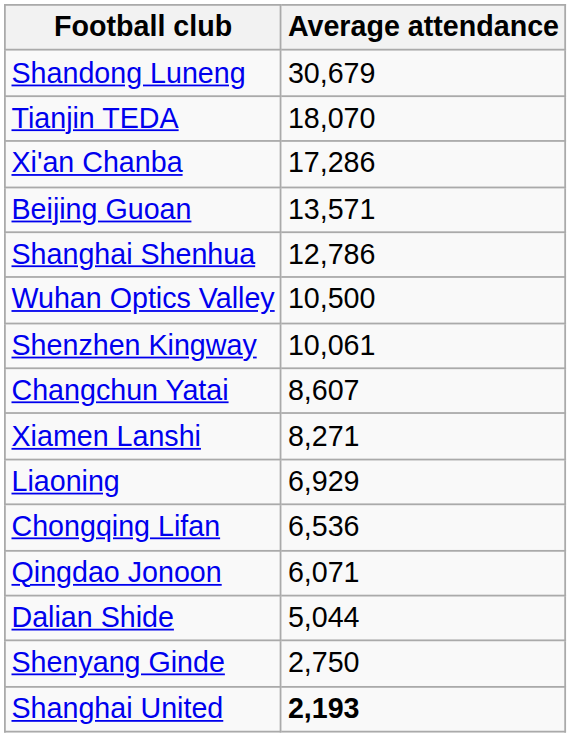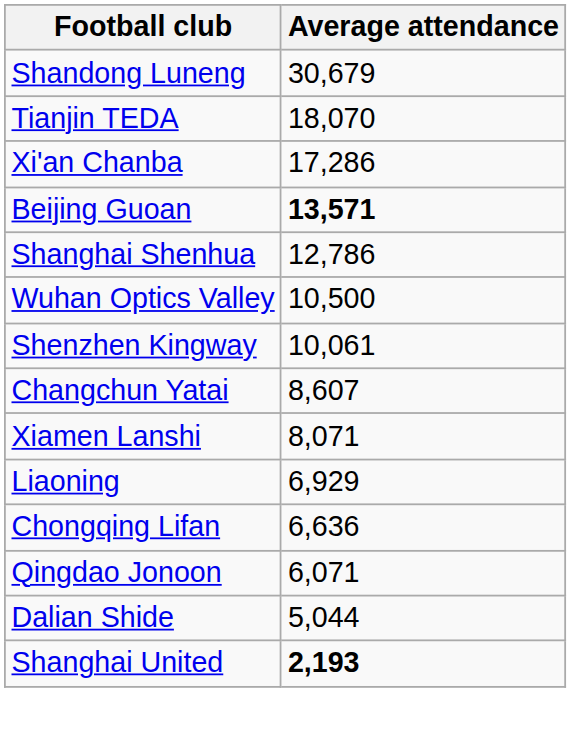(332, 208) normal -> (332, 208) bold
(324, 436) 8,271 -> (324, 436) 8,071
(324, 526) 6,536 -> (324, 526) 6,636
- row: (118, 663)
